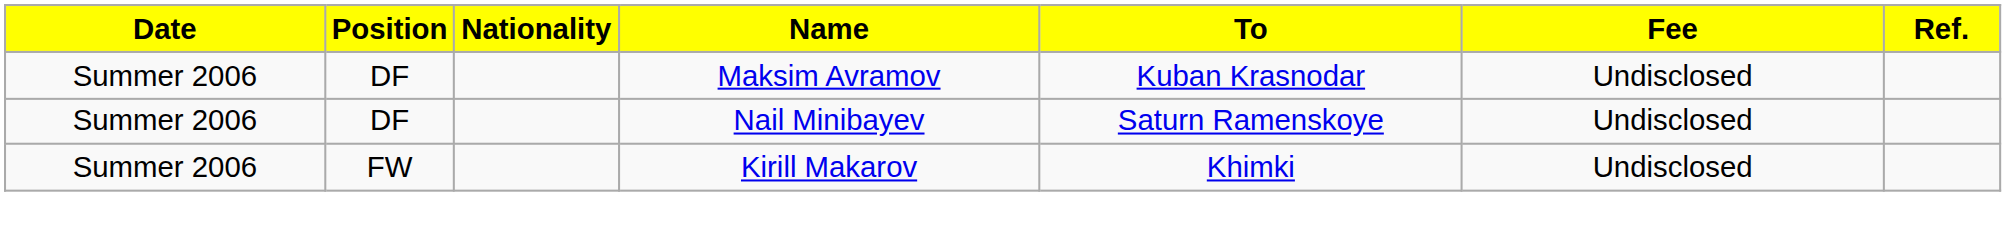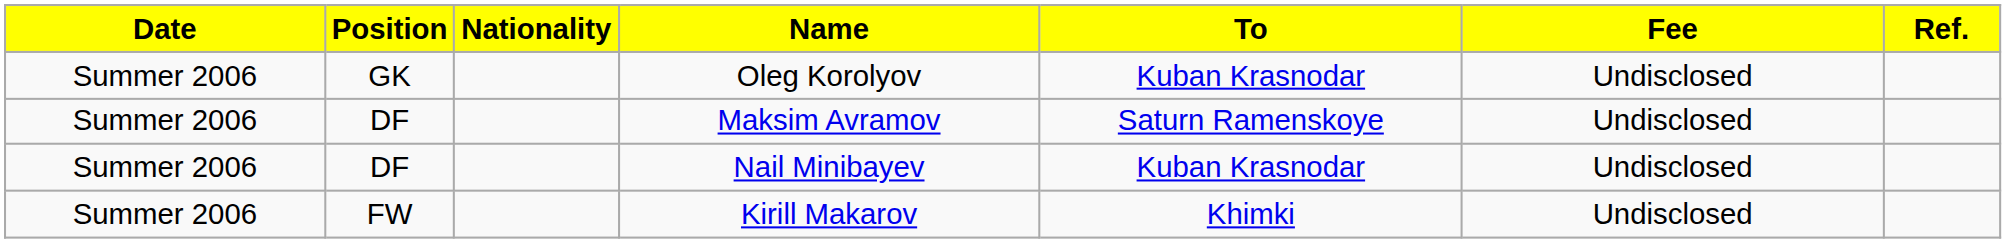+ row: (829, 75)
(1251, 75) Kuban Krasnodar -> (1251, 121) Saturn Ramenskoye
(1251, 121) Saturn Ramenskoye -> (1251, 168) Kuban Krasnodar
